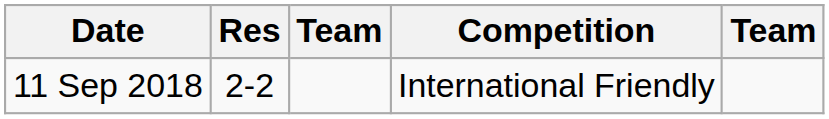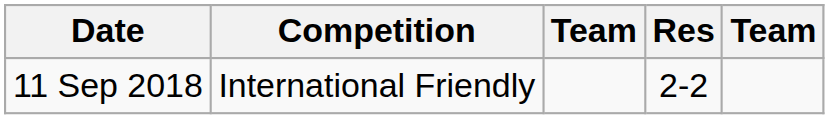columns swapped: (556, 31) <-> (250, 31)
